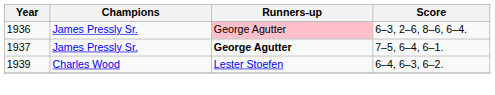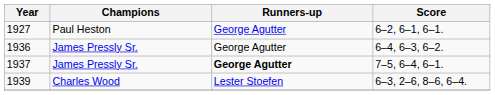+ row: (19, 29)
(250, 29) pink background -> (250, 47) no background
(421, 29) 6–3, 2–6, 8–6, 6–4. -> (409, 47) 6–4, 6–3, 6–2.
(409, 64) 6–4, 6–3, 6–2. -> (421, 81) 6–3, 2–6, 8–6, 6–4.
